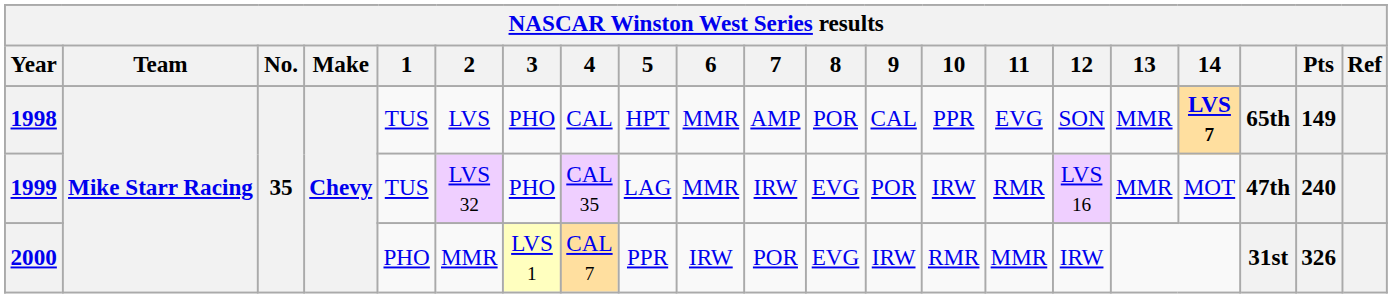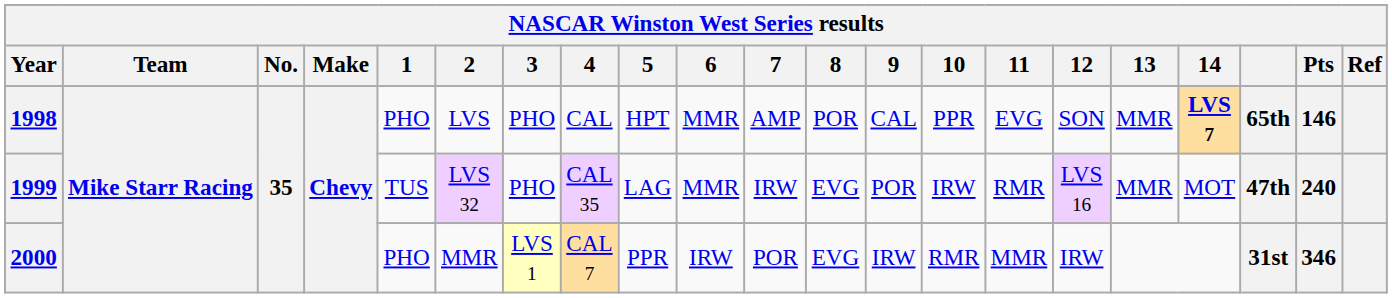(407, 119) TUS -> (407, 119) PHO
(1319, 119) 149 -> (1319, 119) 146
(1319, 257) 326 -> (1319, 257) 346
